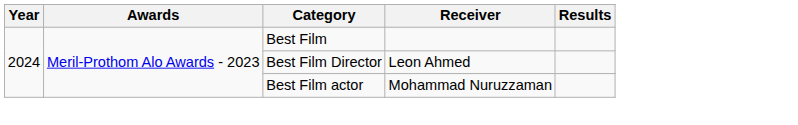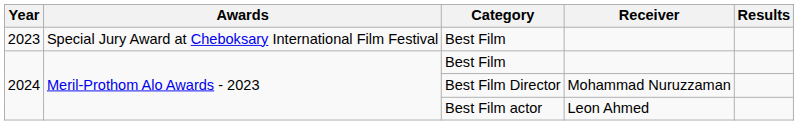+ row: (24, 39)
(429, 62) Leon Ahmed -> (649, 85) Mohammad Nuruzzaman
(470, 85) Mohammad Nuruzzaman -> (608, 108) Leon Ahmed
